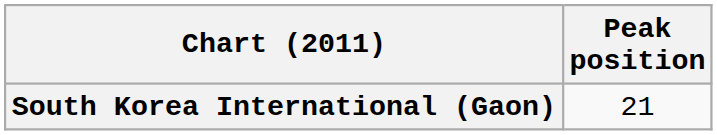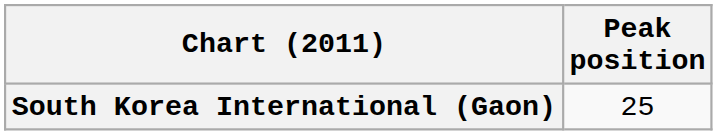(638, 107) 21 -> (638, 107) 25
